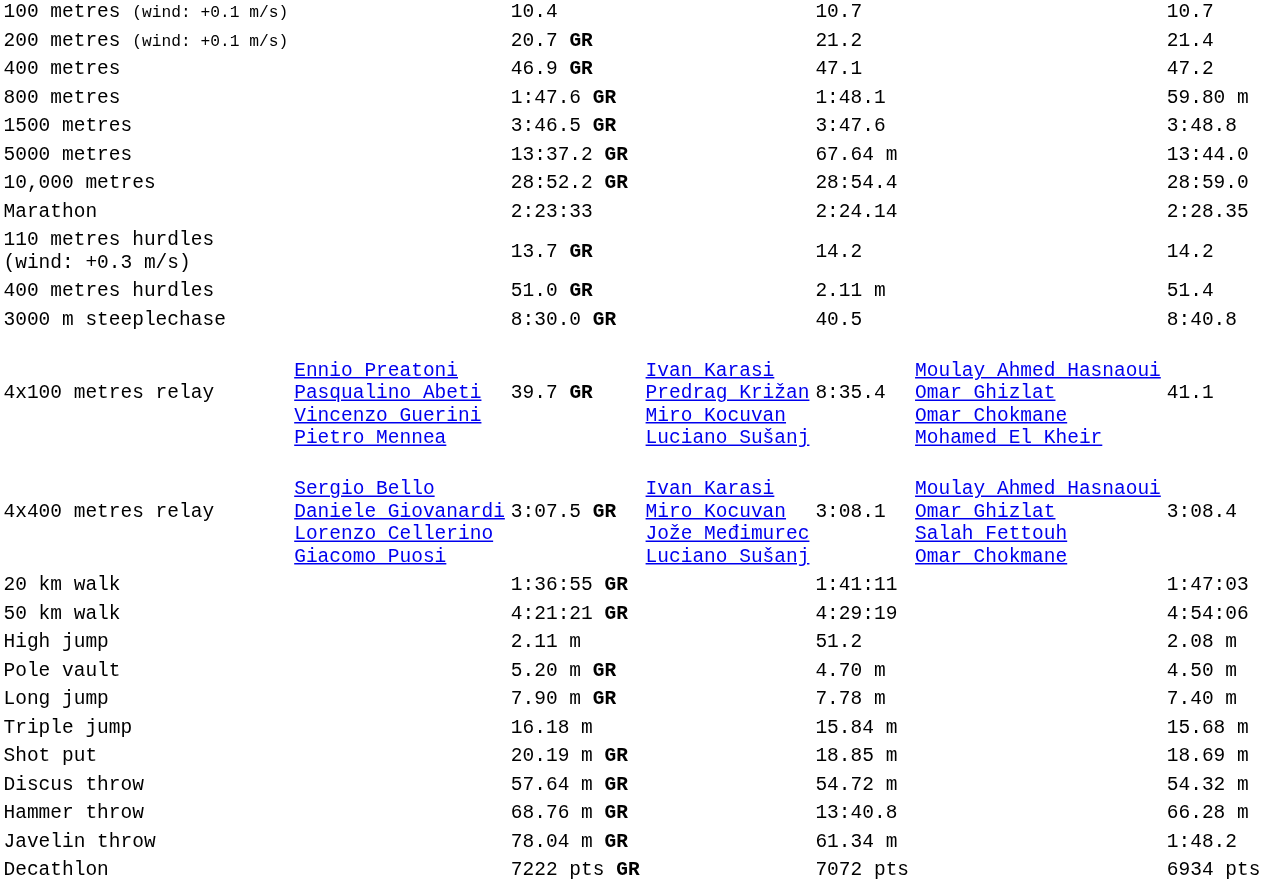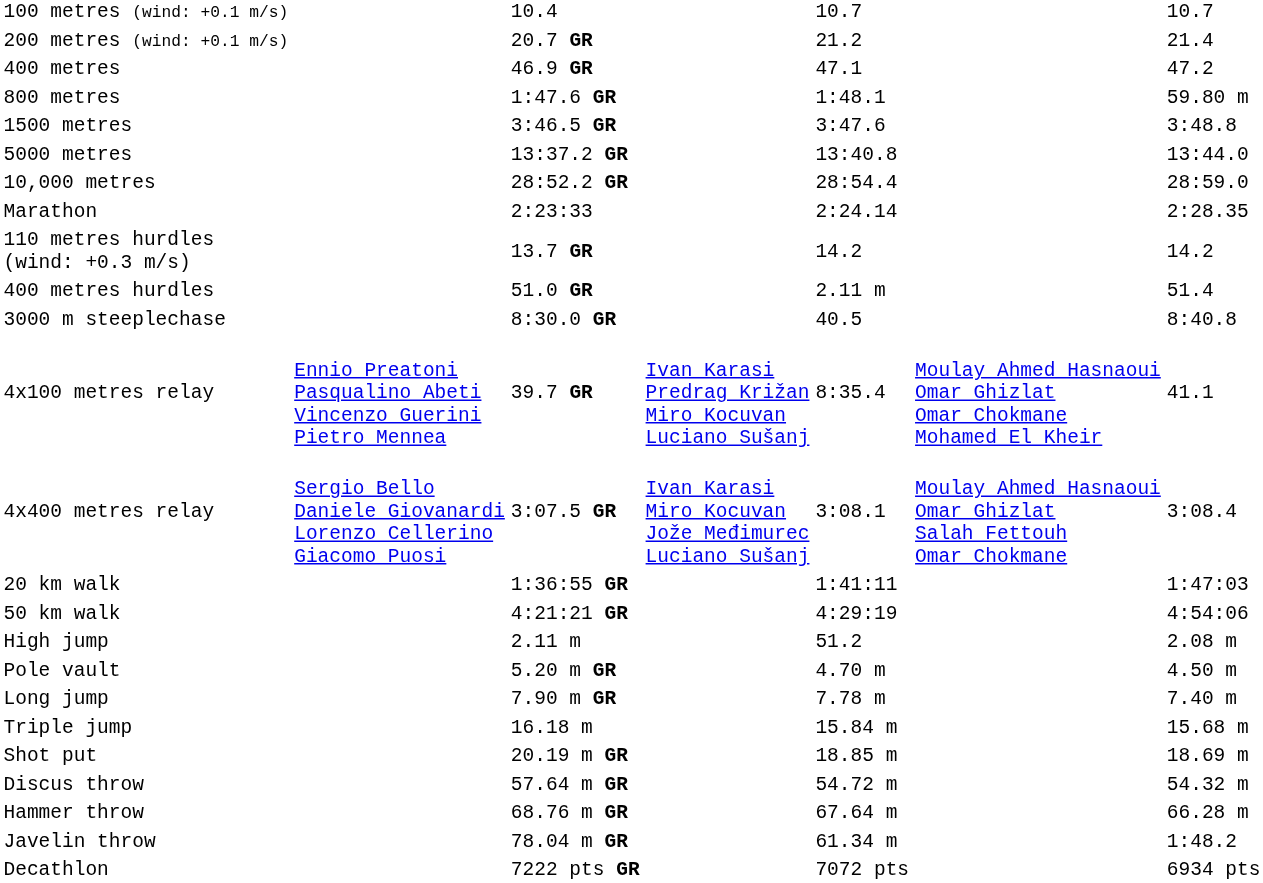(856, 154) 67.64 m -> (856, 154) 13:40.8
(856, 813) 13:40.8 -> (856, 813) 67.64 m
